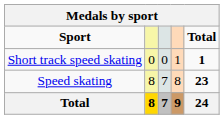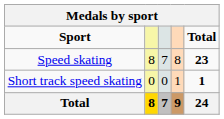rows swapped: (75, 81) <-> (75, 59)
